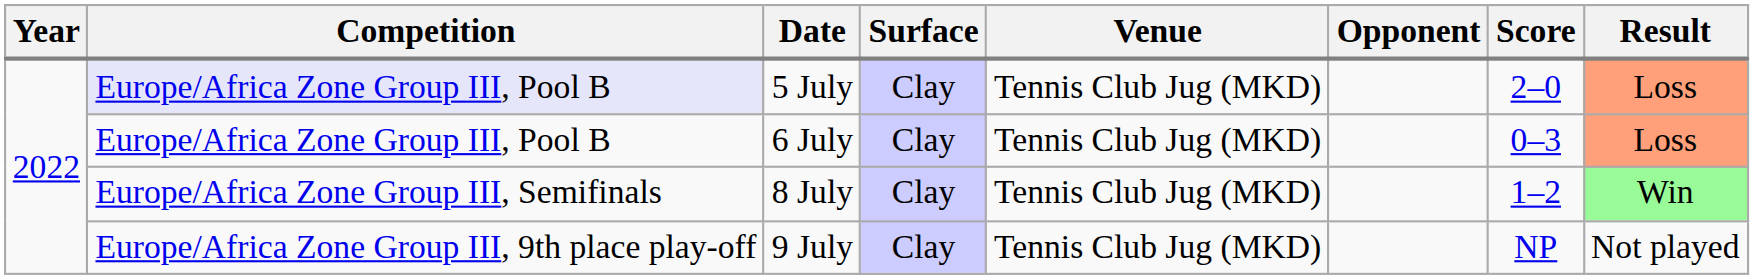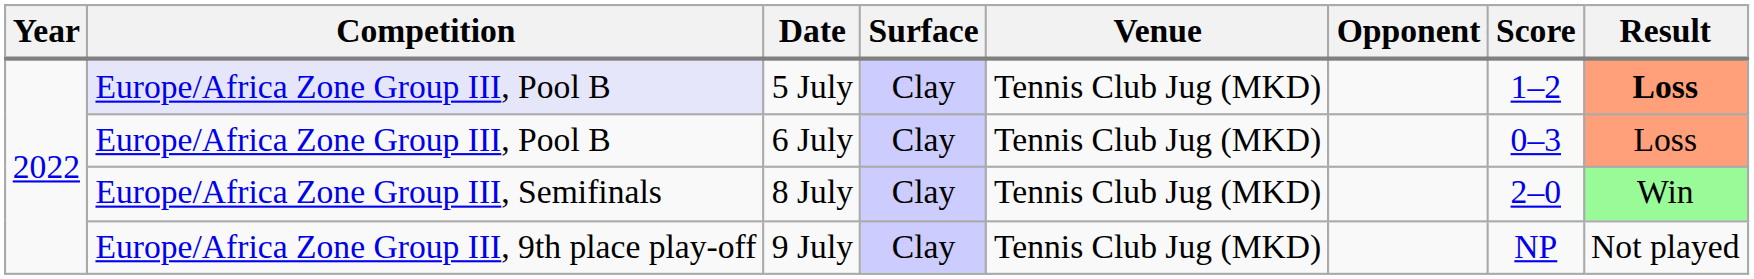(1536, 86) 2–0 -> (1536, 86) 1–2
(1665, 86) normal -> (1665, 86) bold
(1536, 193) 1–2 -> (1536, 193) 2–0
